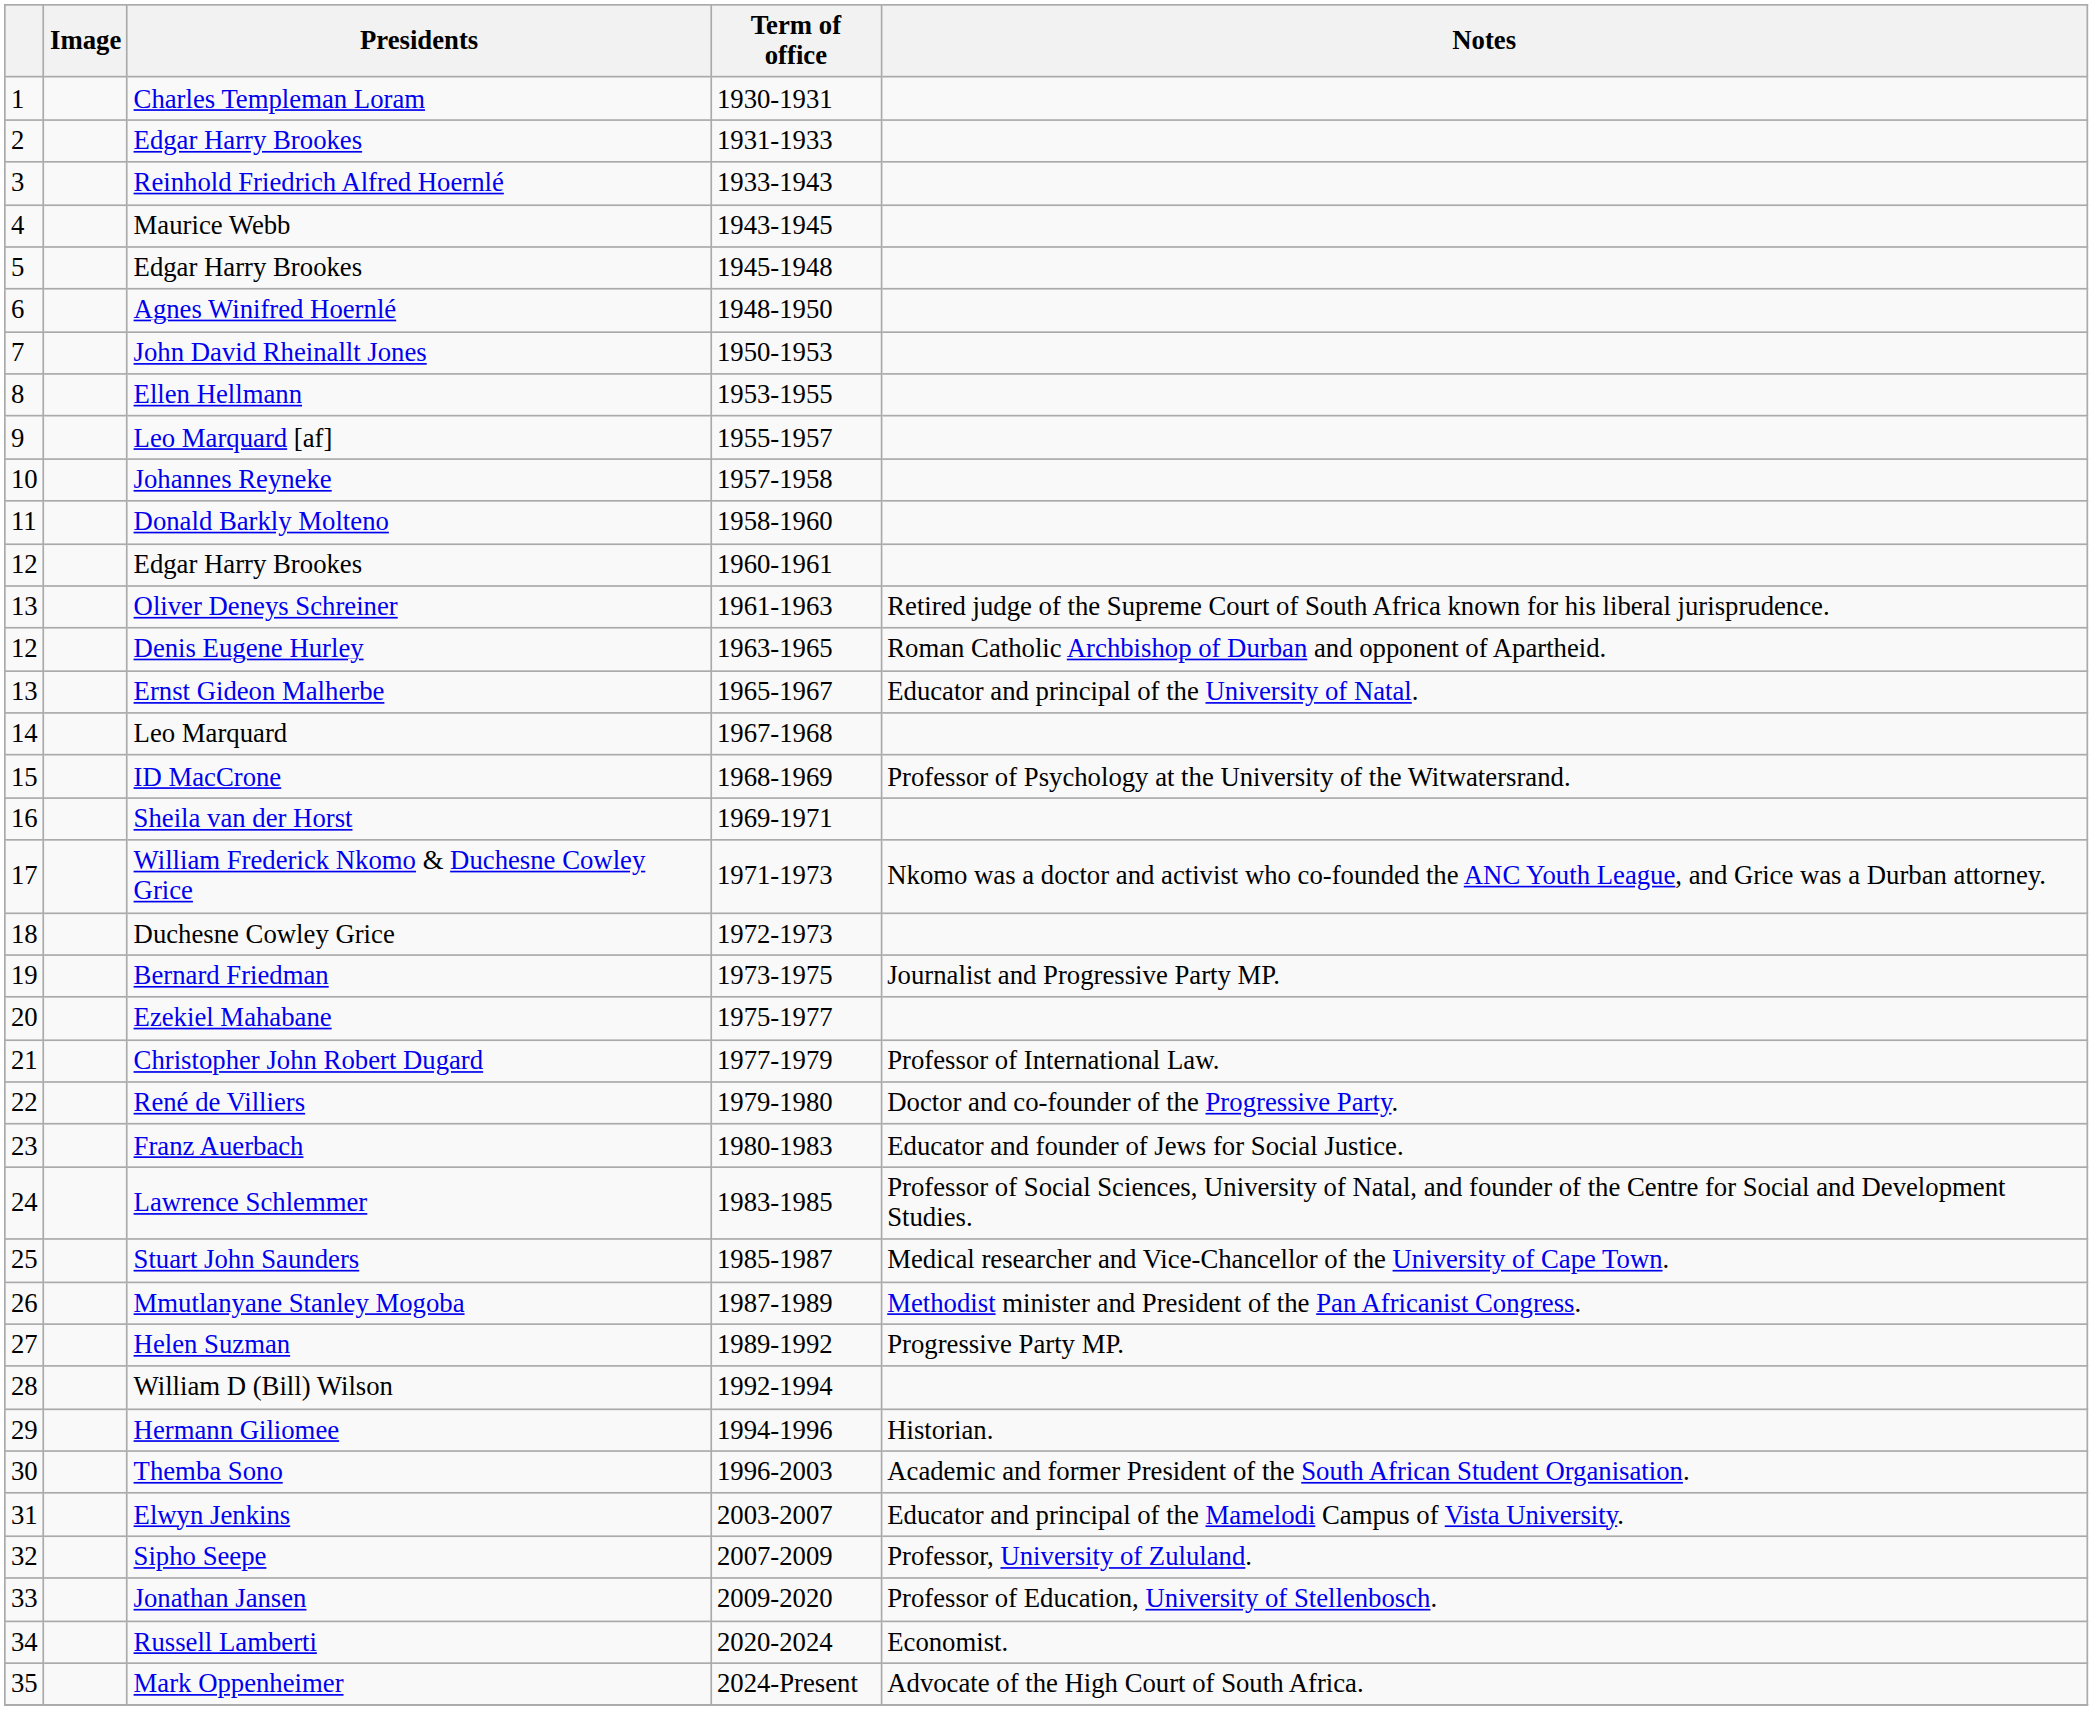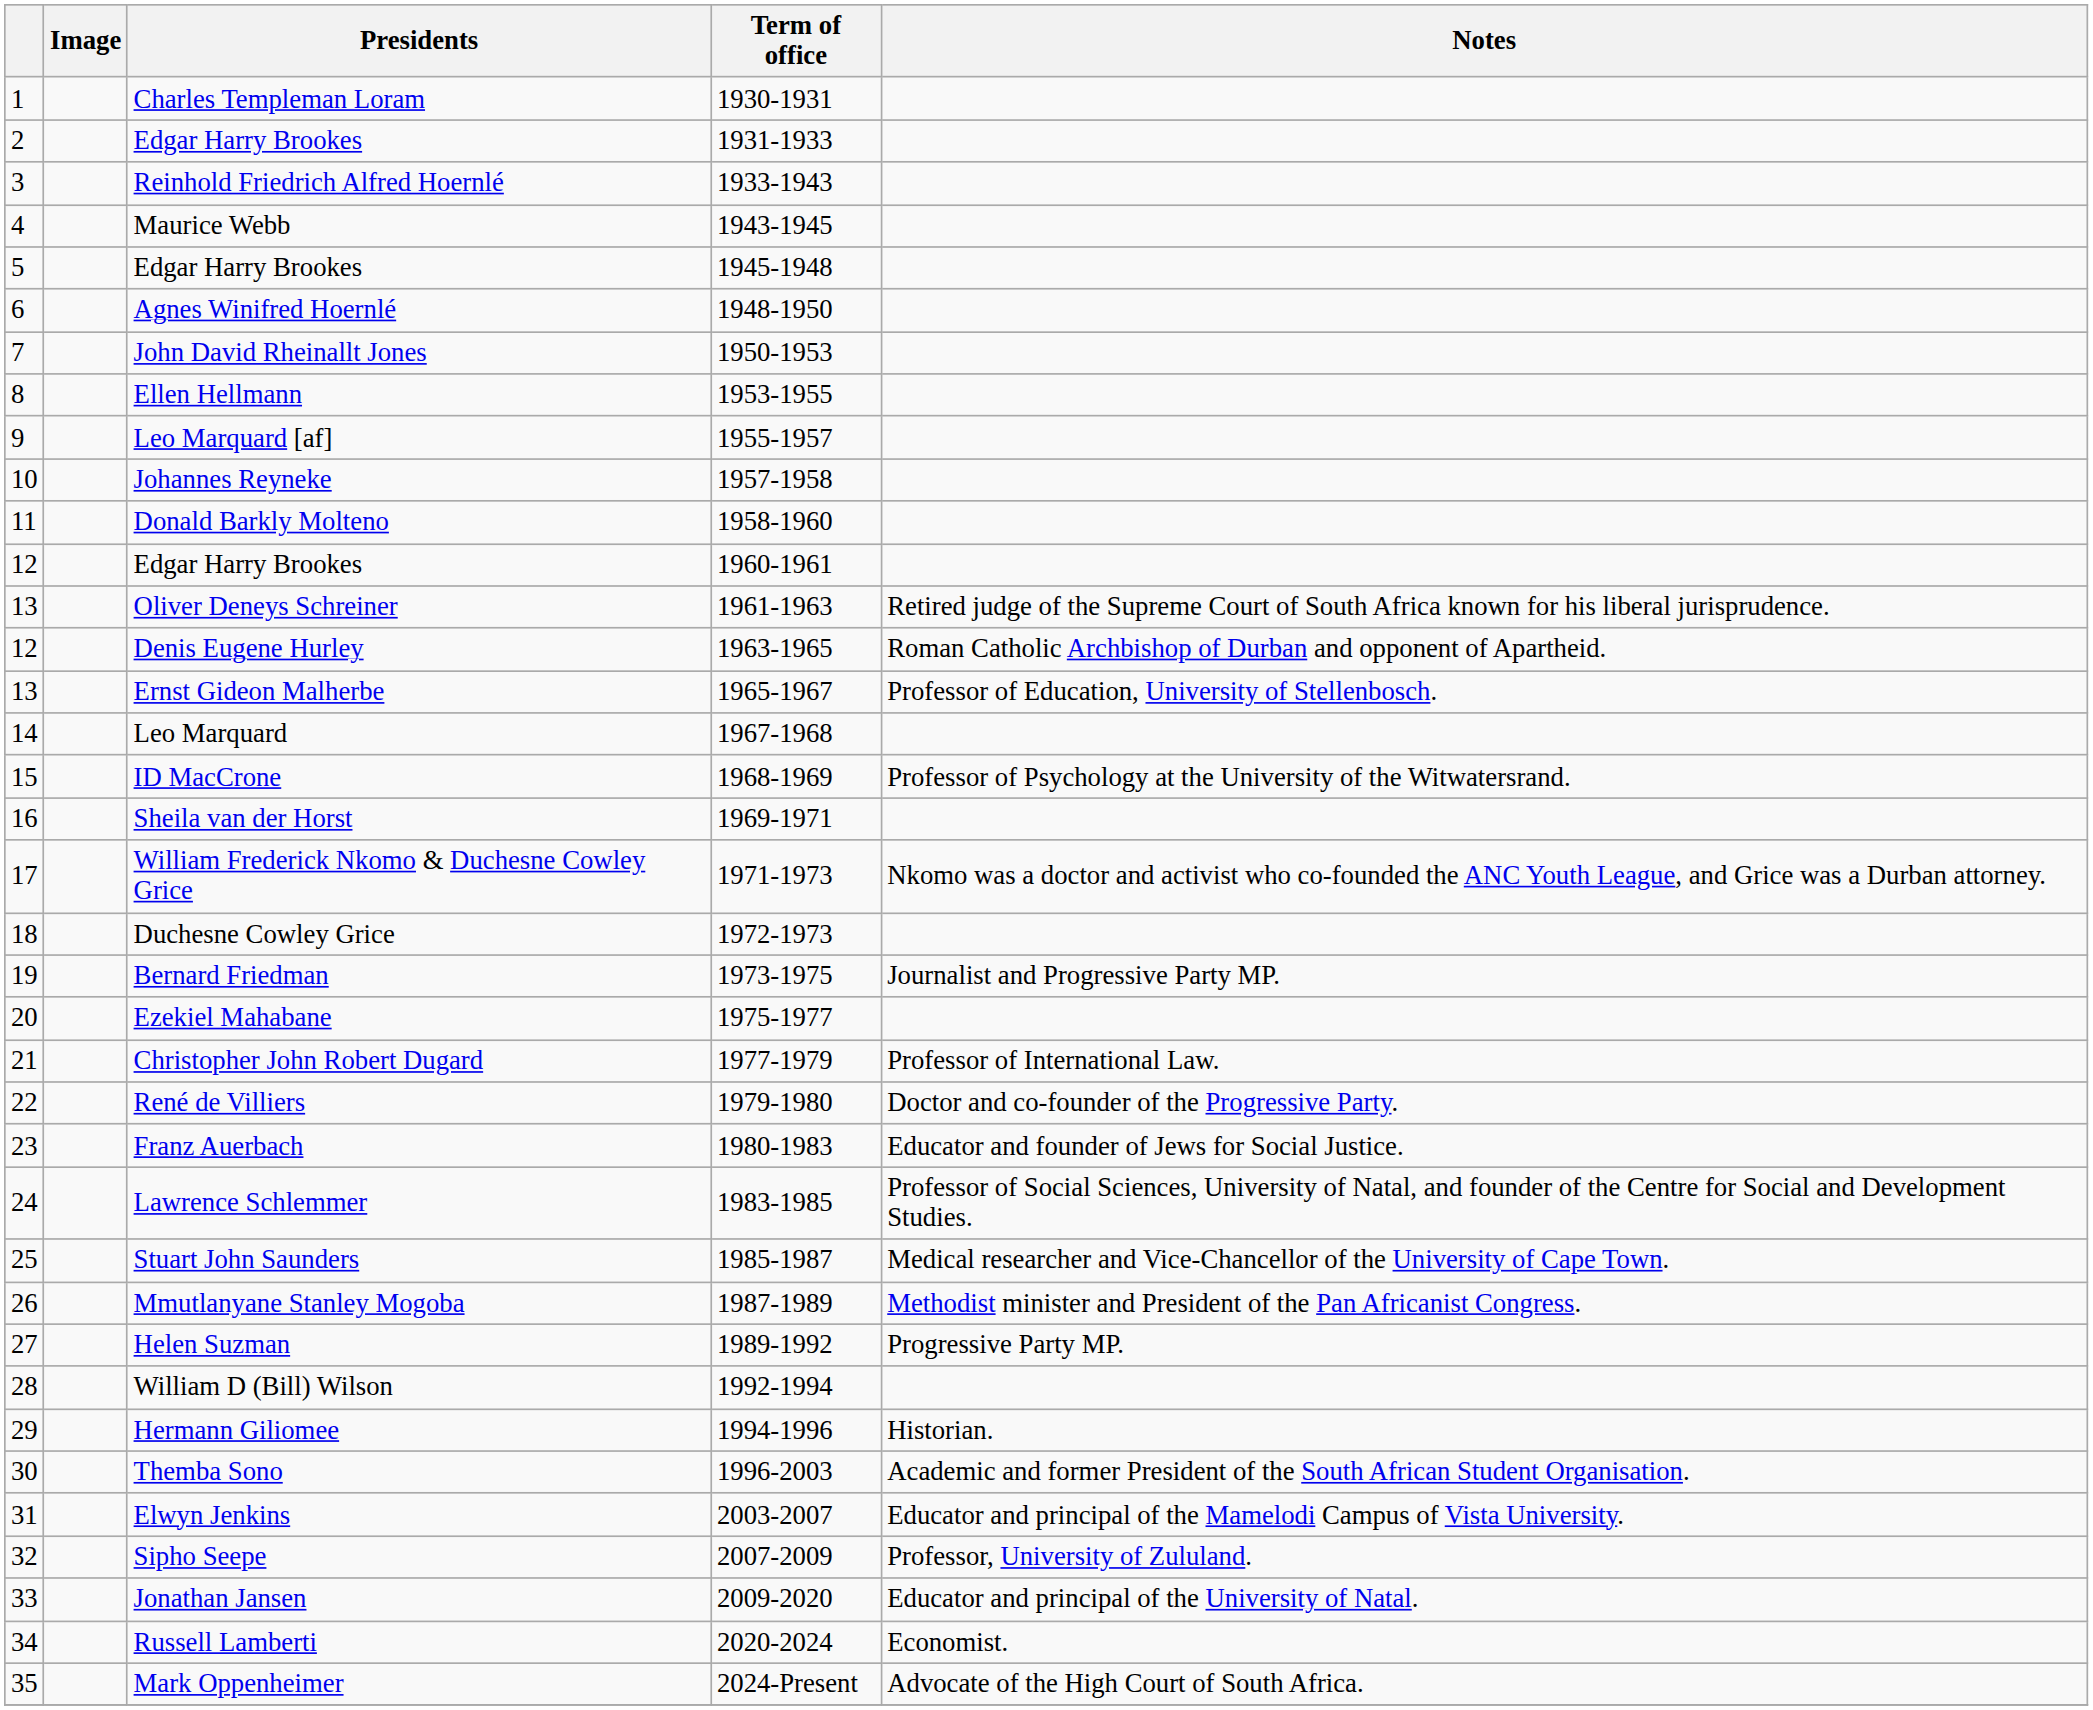(1153, 691) Educator and principal of the University of Natal. -> (1162, 691) Professor of Education, University of Stellenbosch.
(1162, 1599) Professor of Education, University of Stellenbosch. -> (1153, 1599) Educator and principal of the University of Natal.
